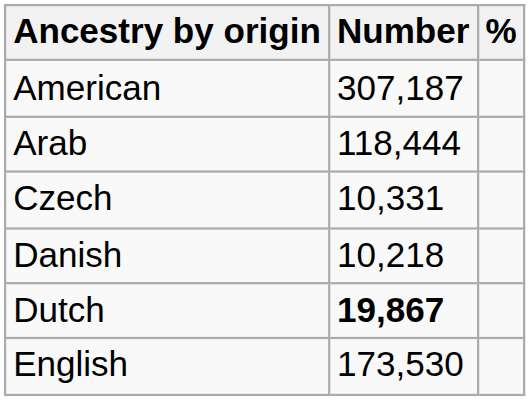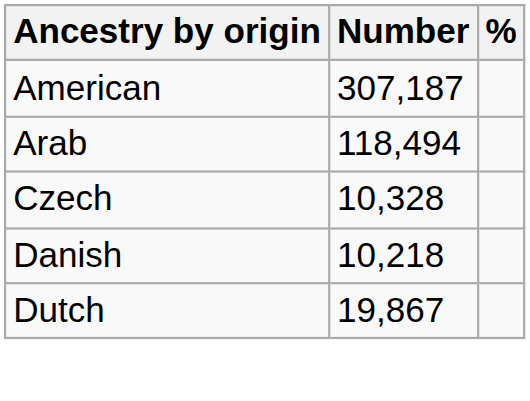(399, 143) 118,444 -> (399, 143) 118,494
(391, 198) 10,331 -> (391, 198) 10,328
(391, 310) bold -> (391, 310) normal
- row: (71, 365)
